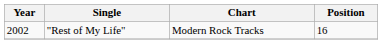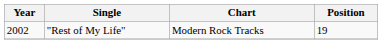(322, 30) 16 -> (322, 30) 19
